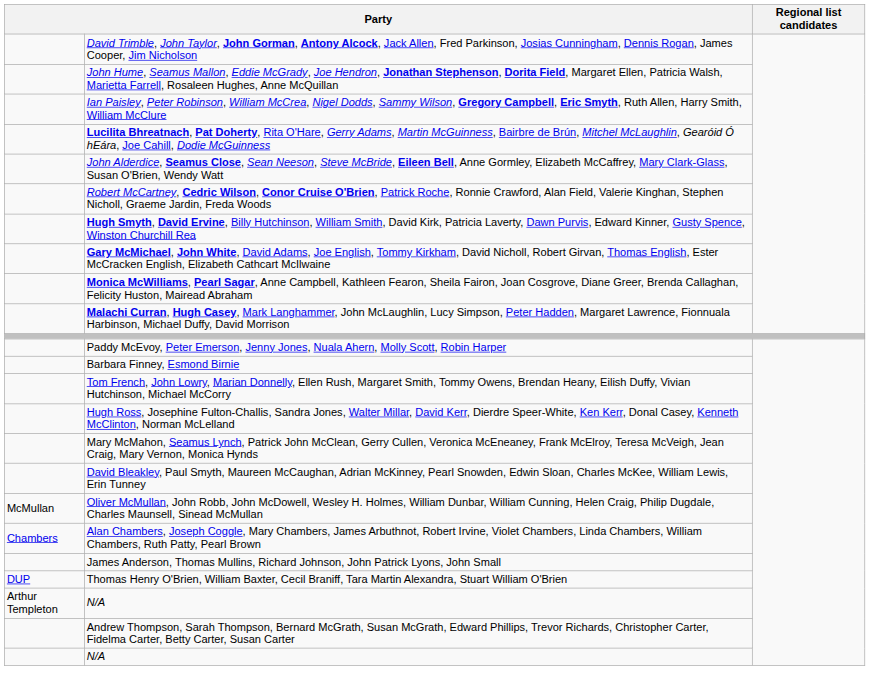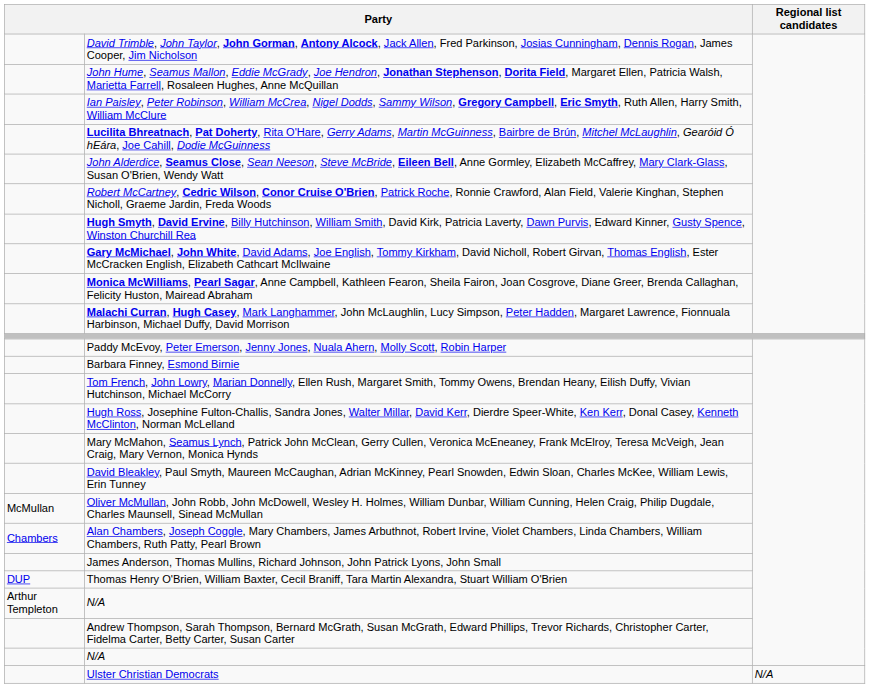+ row: (44, 674)
